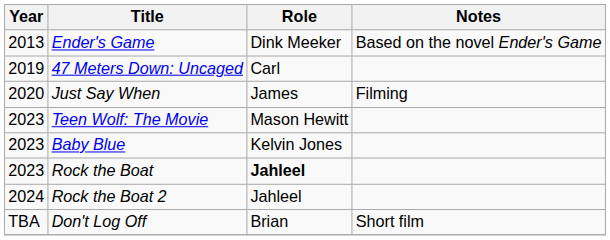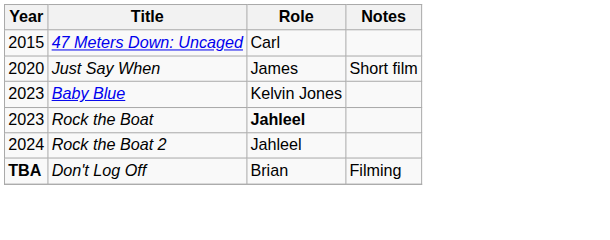- row: (103, 42)
(26, 68) 2019 -> (26, 42) 2015
(382, 94) Filming -> (384, 68) Short film
- row: (130, 119)
(24, 222) normal -> (25, 171) bold
(390, 222) Short film -> (376, 171) Filming
